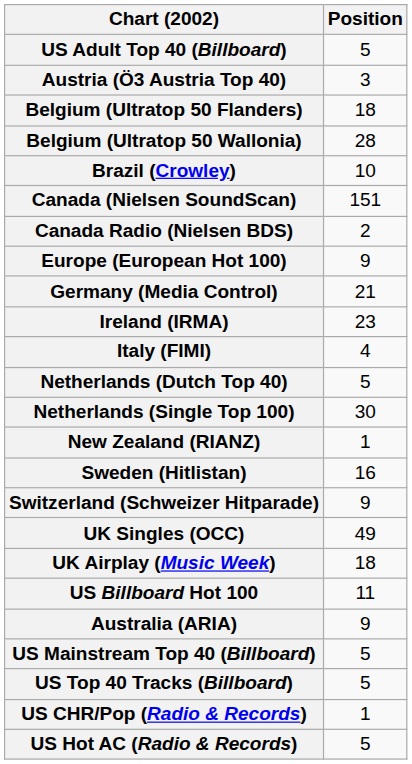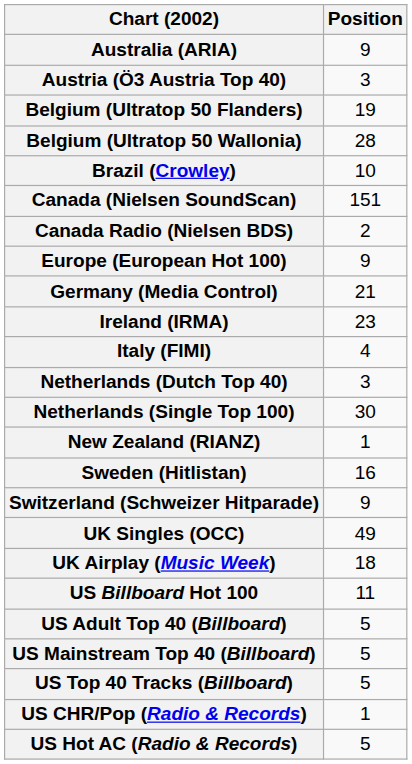rows swapped: (164, 623) <-> (164, 49)
(365, 110) 18 -> (365, 110) 19
(365, 381) 5 -> (365, 381) 3
